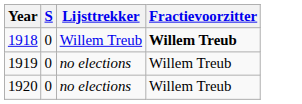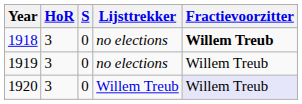+ column: (59, 16)
(101, 39) Willem Treub -> (132, 39) no elections
(95, 87) no elections -> (138, 87) Willem Treub
(190, 87) no background -> (227, 87) lavender background
